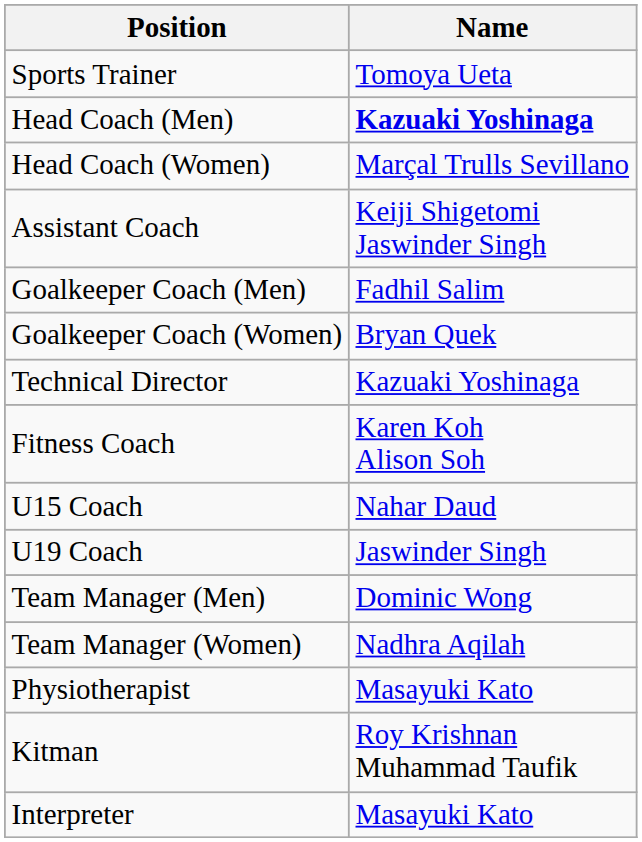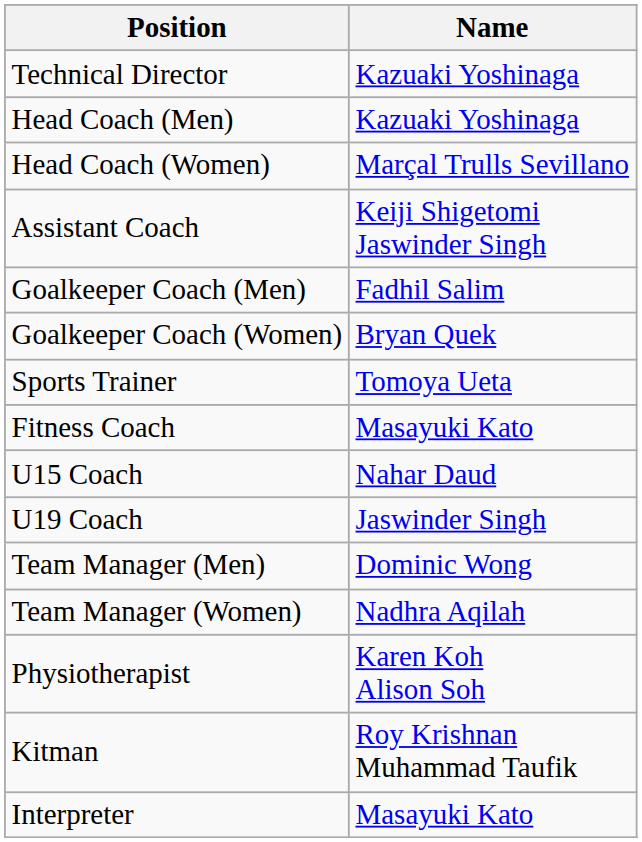rows swapped: (120, 381) <-> (94, 73)
(474, 119) bold -> (467, 119) normal
(420, 443) Karen Koh Alison Soh -> (444, 427) Masayuki Kato
(444, 689) Masayuki Kato -> (420, 673) Karen Koh Alison Soh
